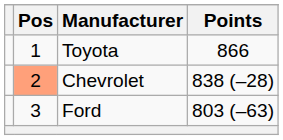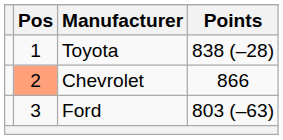(233, 50) 866 -> (233, 50) 838 (–28)
(233, 81) 838 (–28) -> (233, 81) 866
